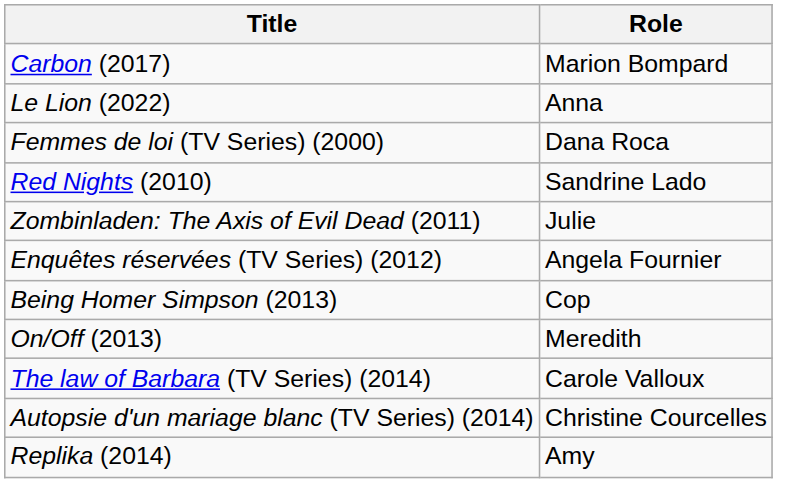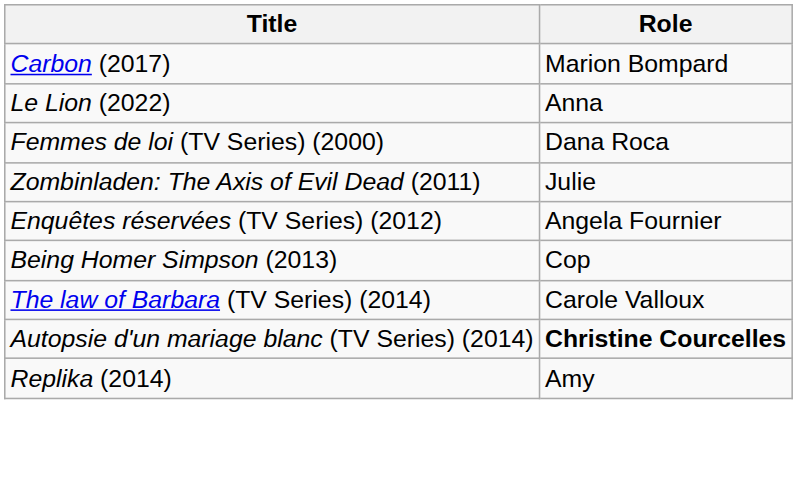- row: (111, 181)
- row: (86, 338)
(656, 417) normal -> (666, 338) bold
